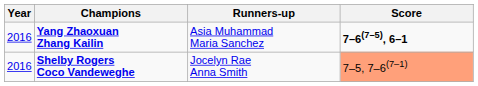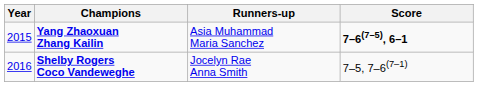(19, 37) 2016 -> (19, 37) 2015
(375, 67) lightsalmon background -> (375, 67) no background
